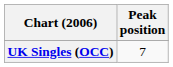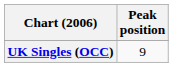(143, 51) 7 -> (143, 51) 9
